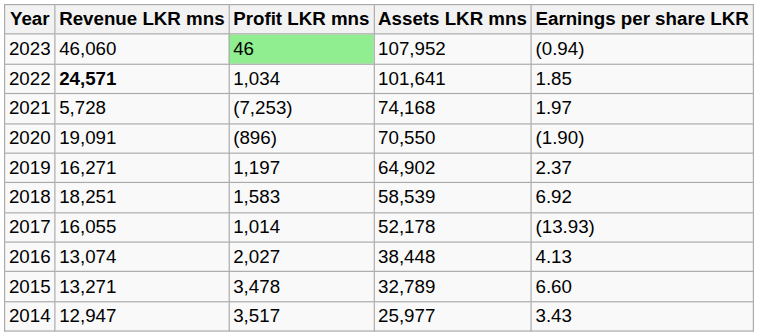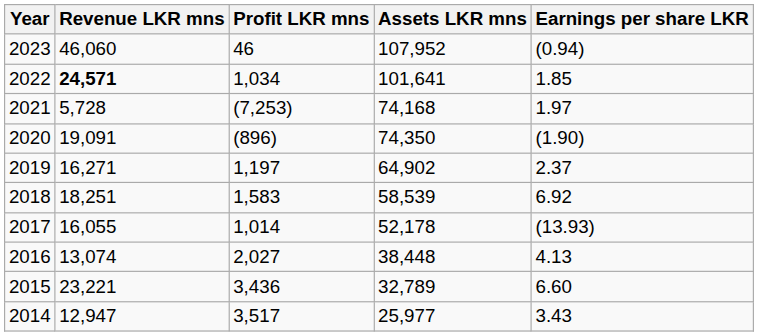(244, 49) lightgreen background -> (244, 49) no background
(407, 138) 70,550 -> (407, 138) 74,350
(88, 286) 13,271 -> (88, 286) 23,221
(257, 286) 3,478 -> (257, 286) 3,436
